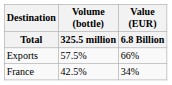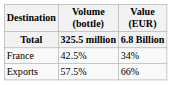rows swapped: (20, 71) <-> (22, 55)
